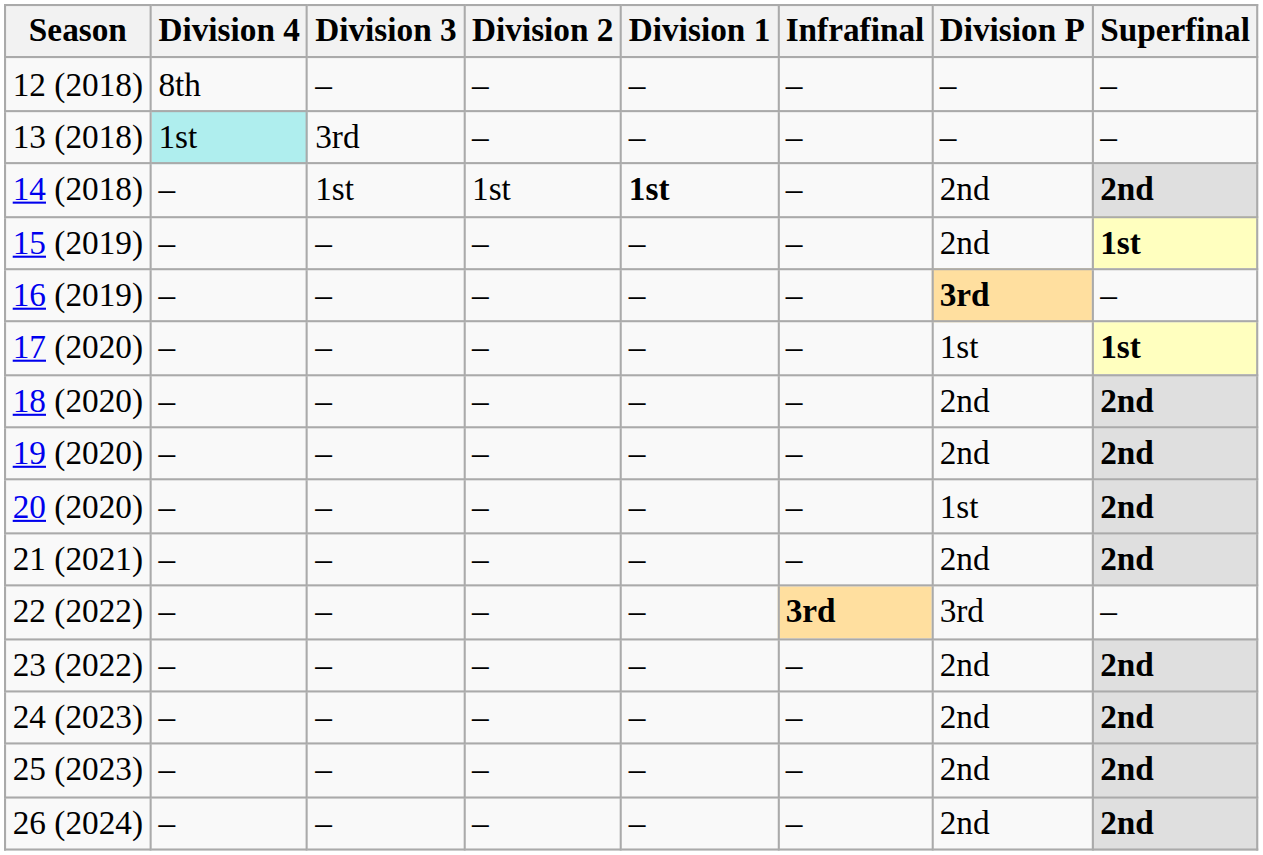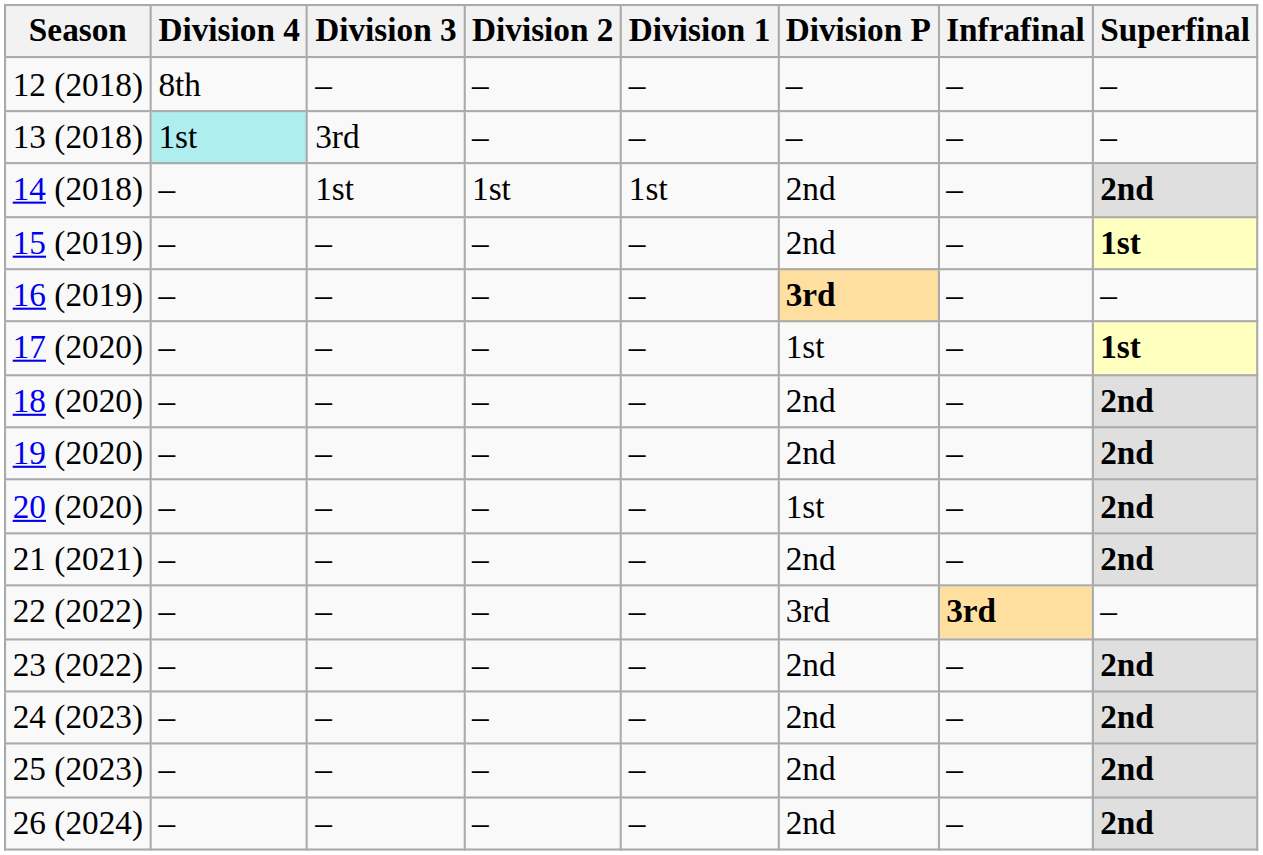columns swapped: (1012, 30) <-> (855, 30)
(649, 189) bold -> (648, 189) normal
